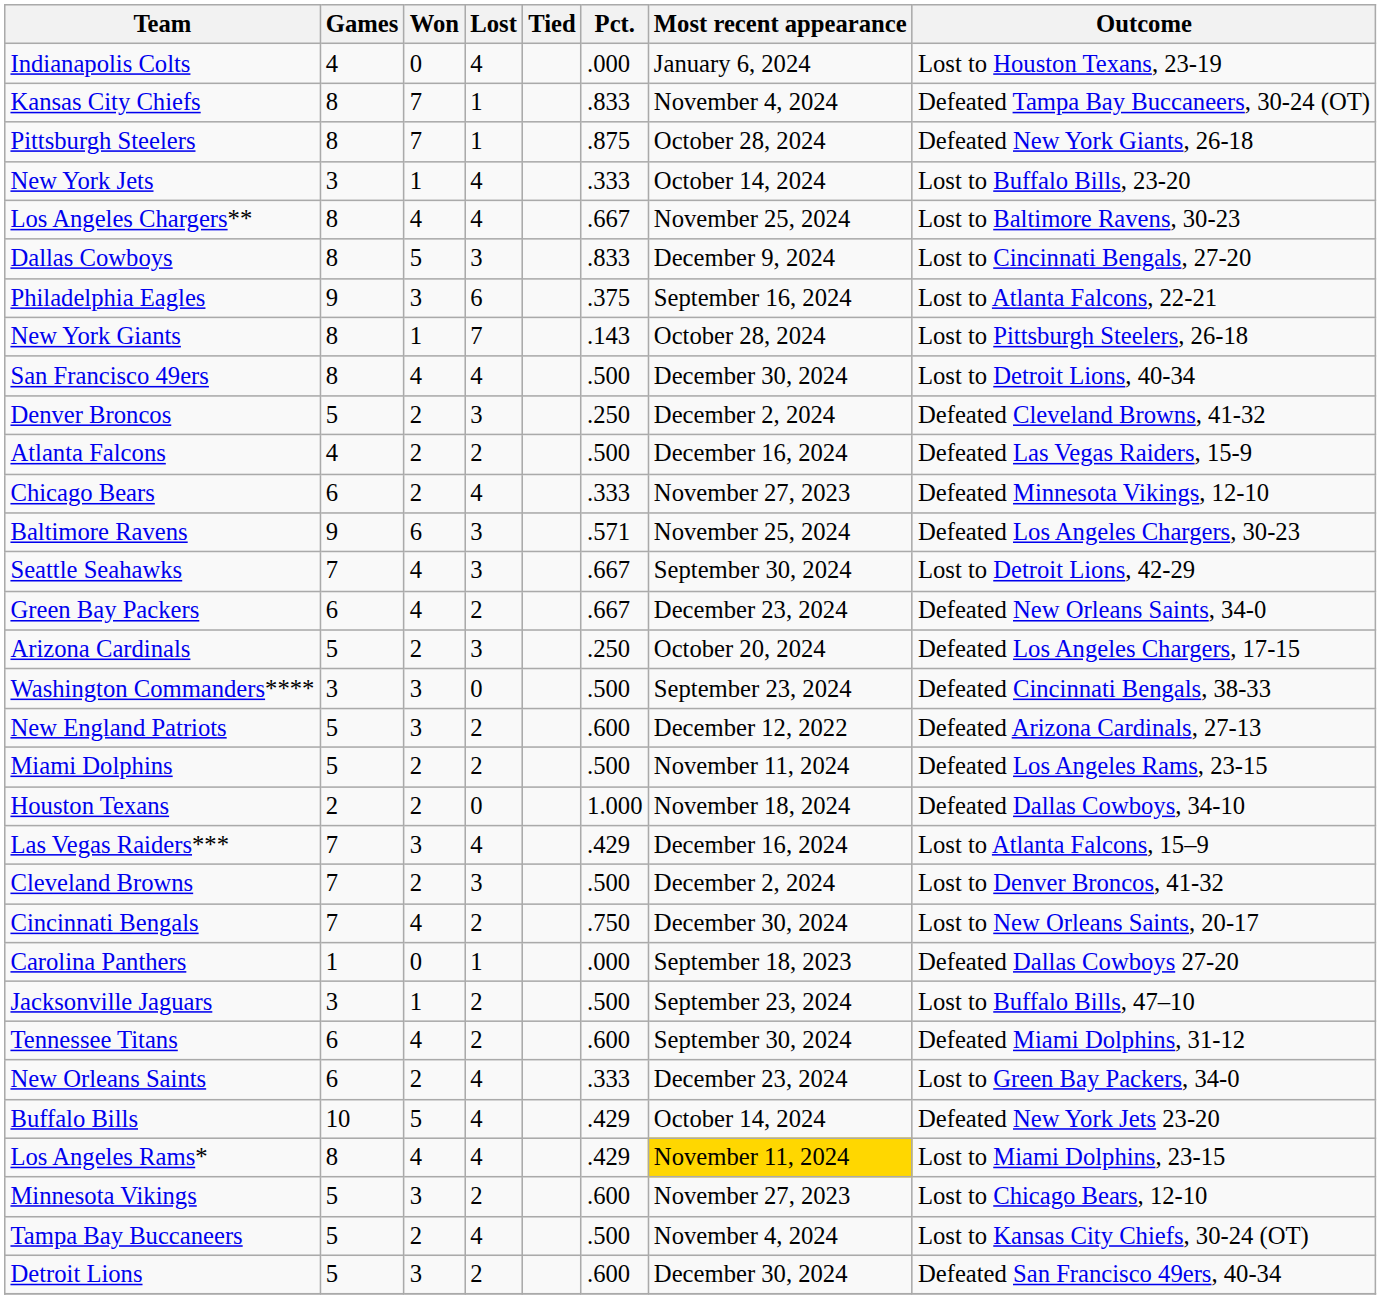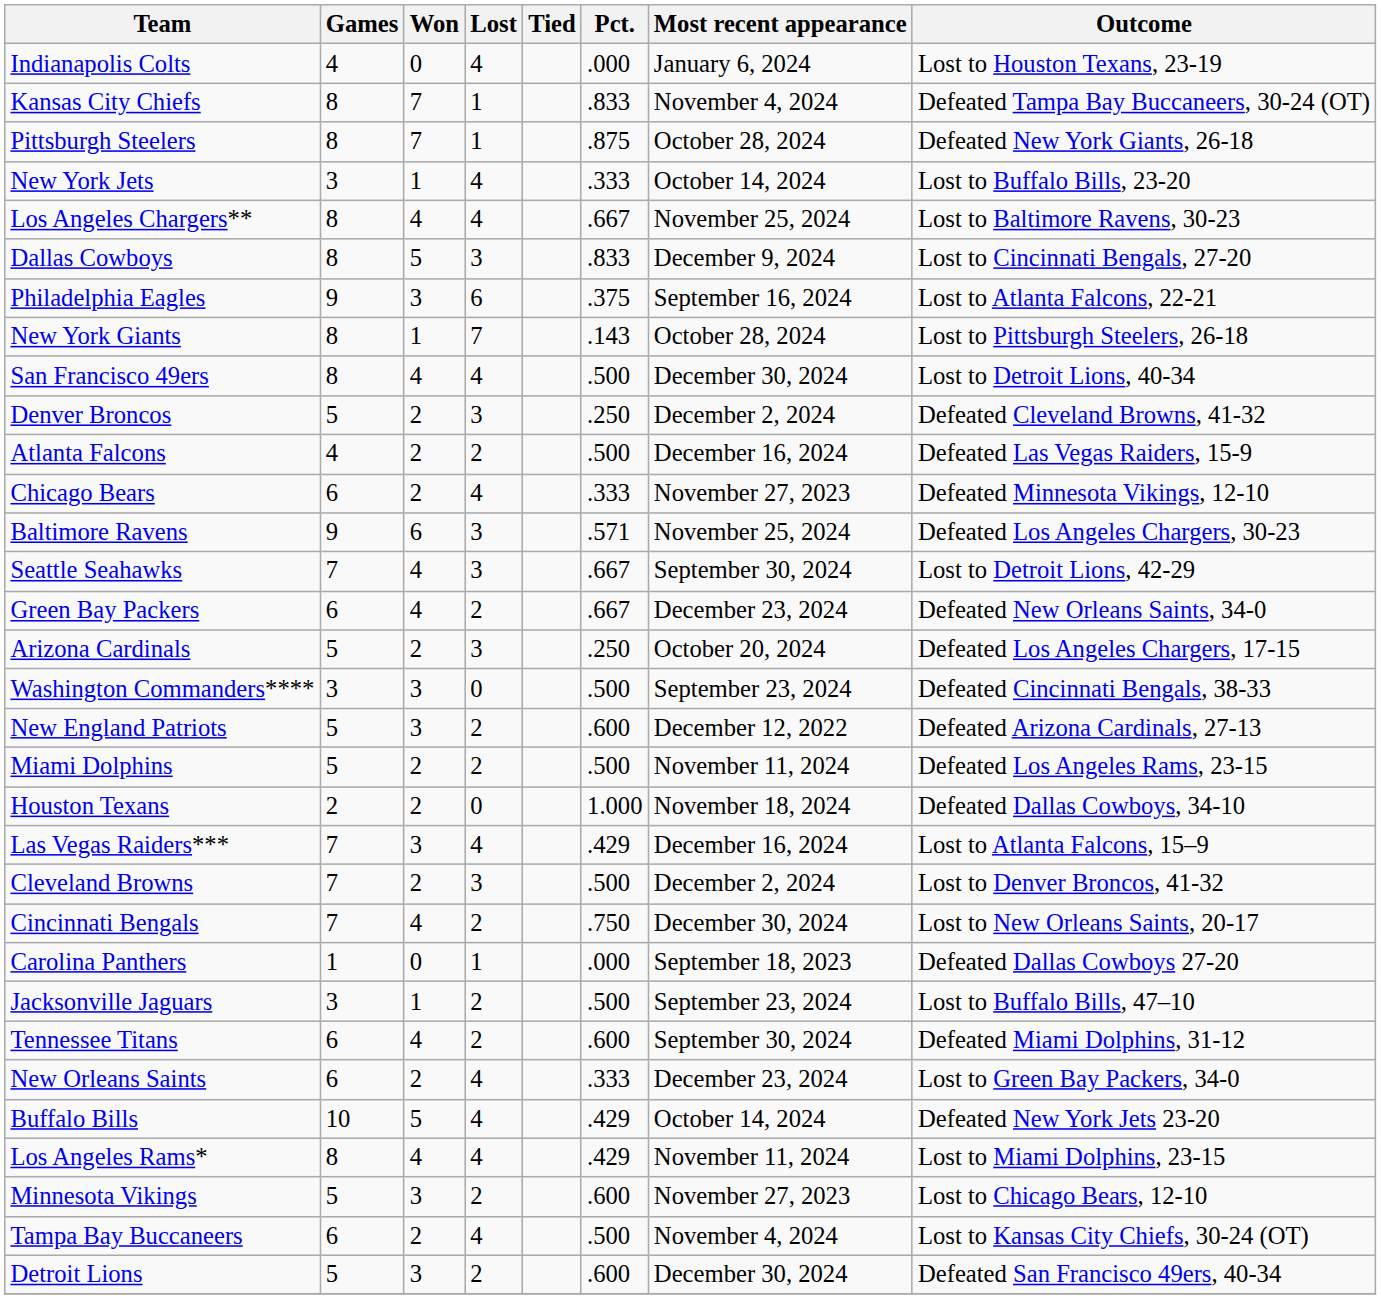(752, 1157) gold background -> (752, 1157) no background
(332, 1235) 5 -> (332, 1235) 6
